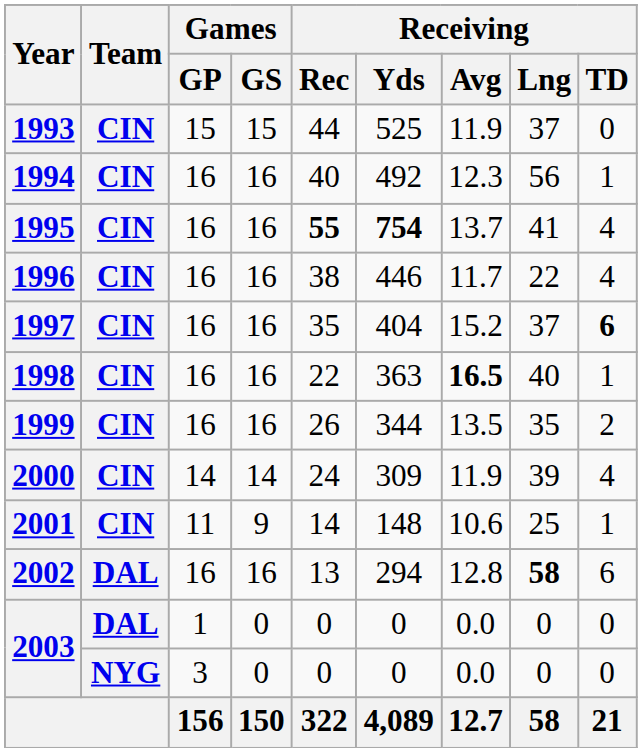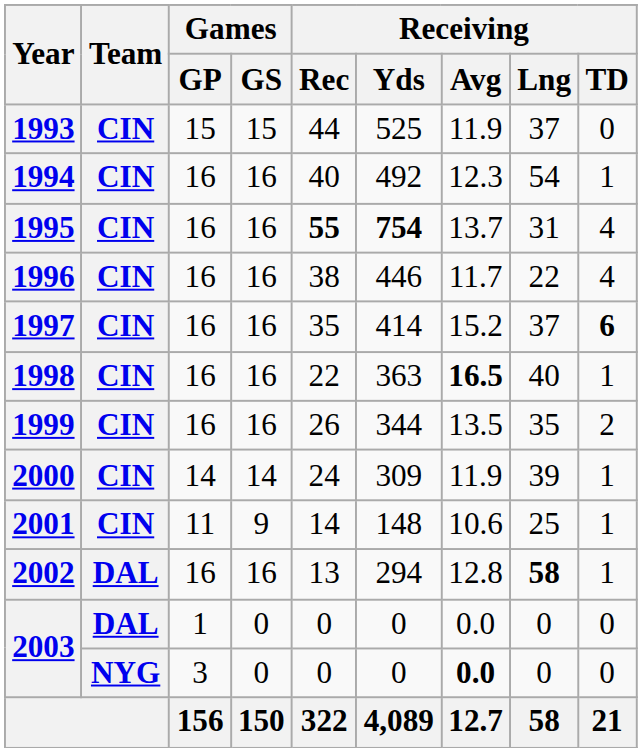(544, 177) 56 -> (544, 177) 54
(544, 227) 41 -> (544, 227) 31
(399, 326) 404 -> (399, 326) 414
(607, 474) 4 -> (607, 474) 1
(607, 573) 6 -> (607, 573) 1
(476, 672) normal -> (476, 672) bold
